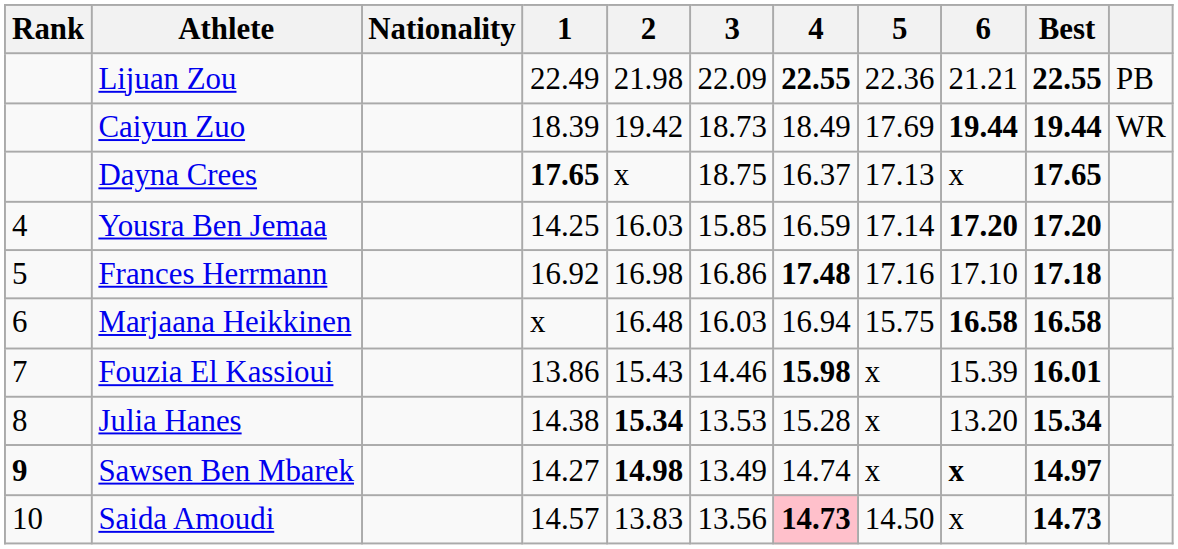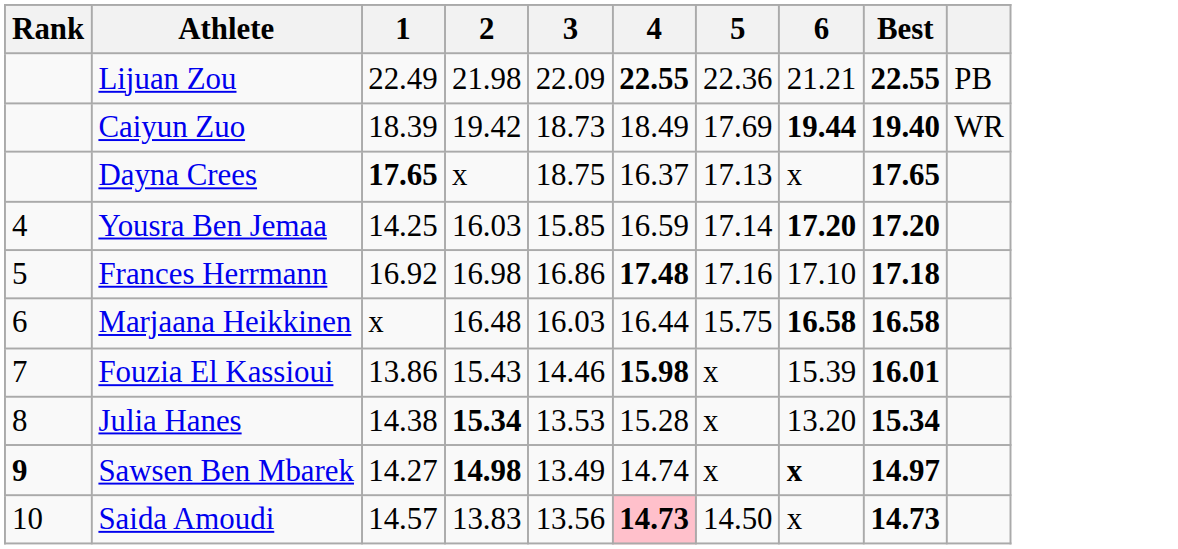- column: (442, 28)
(1067, 126) 19.44 -> (905, 126) 19.40
(816, 322) 16.94 -> (654, 322) 16.44
